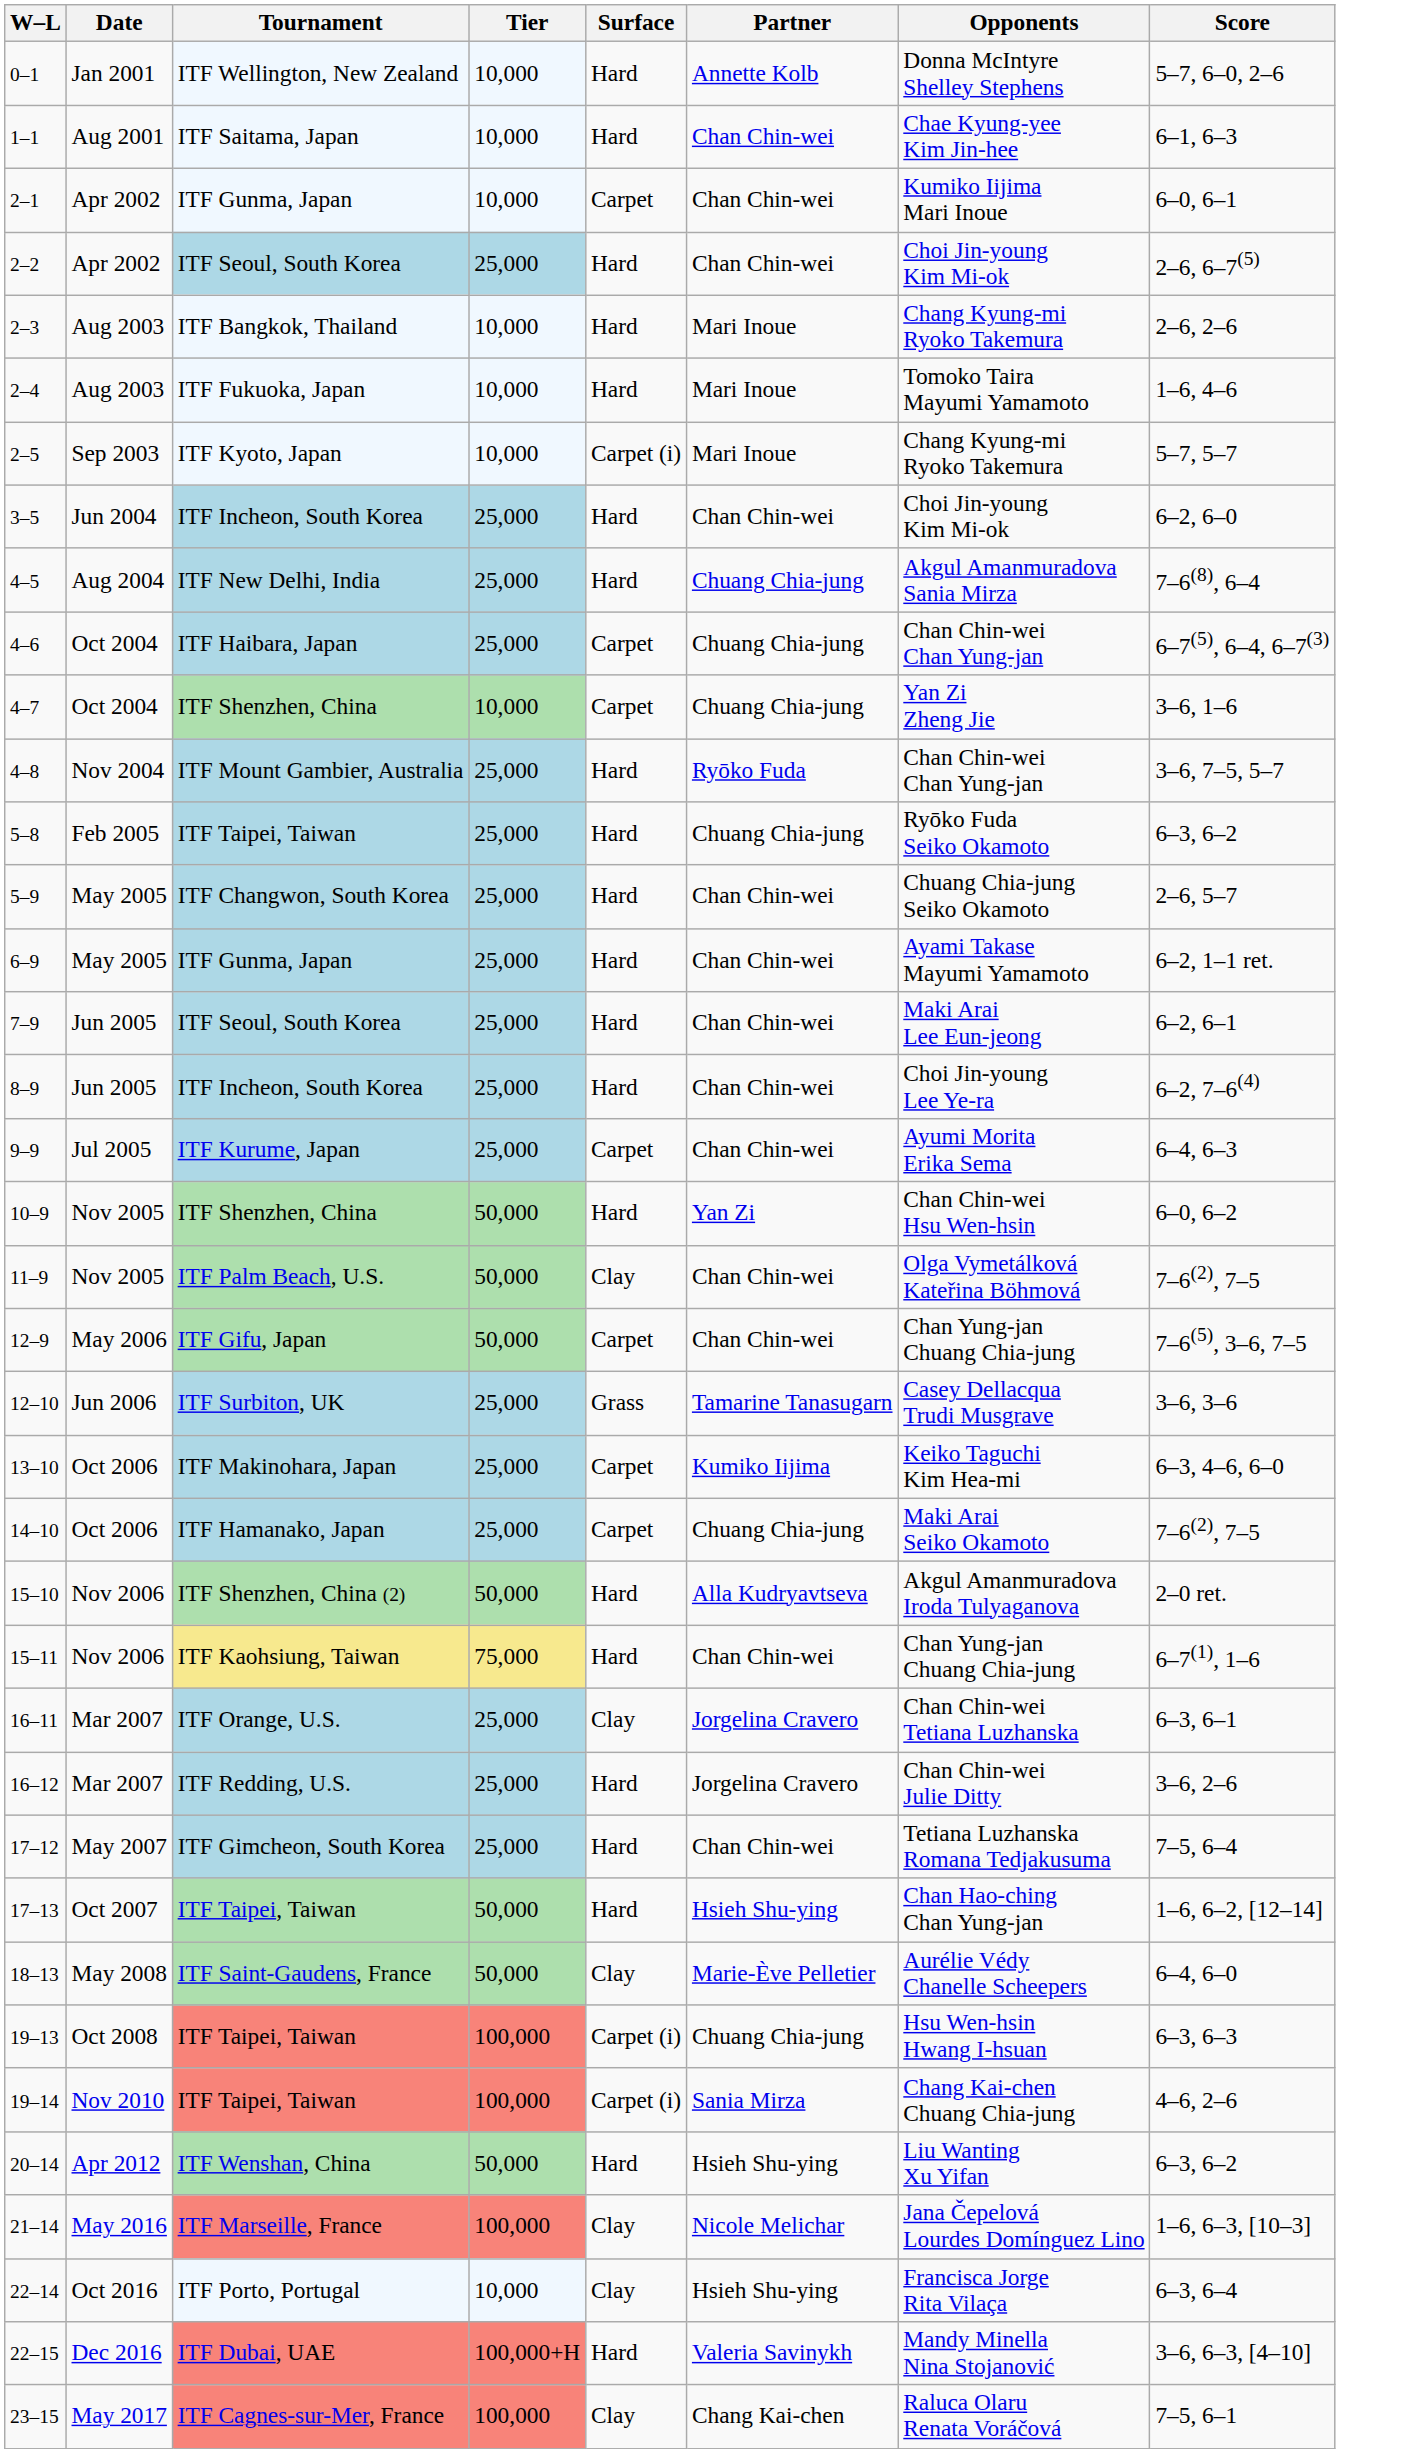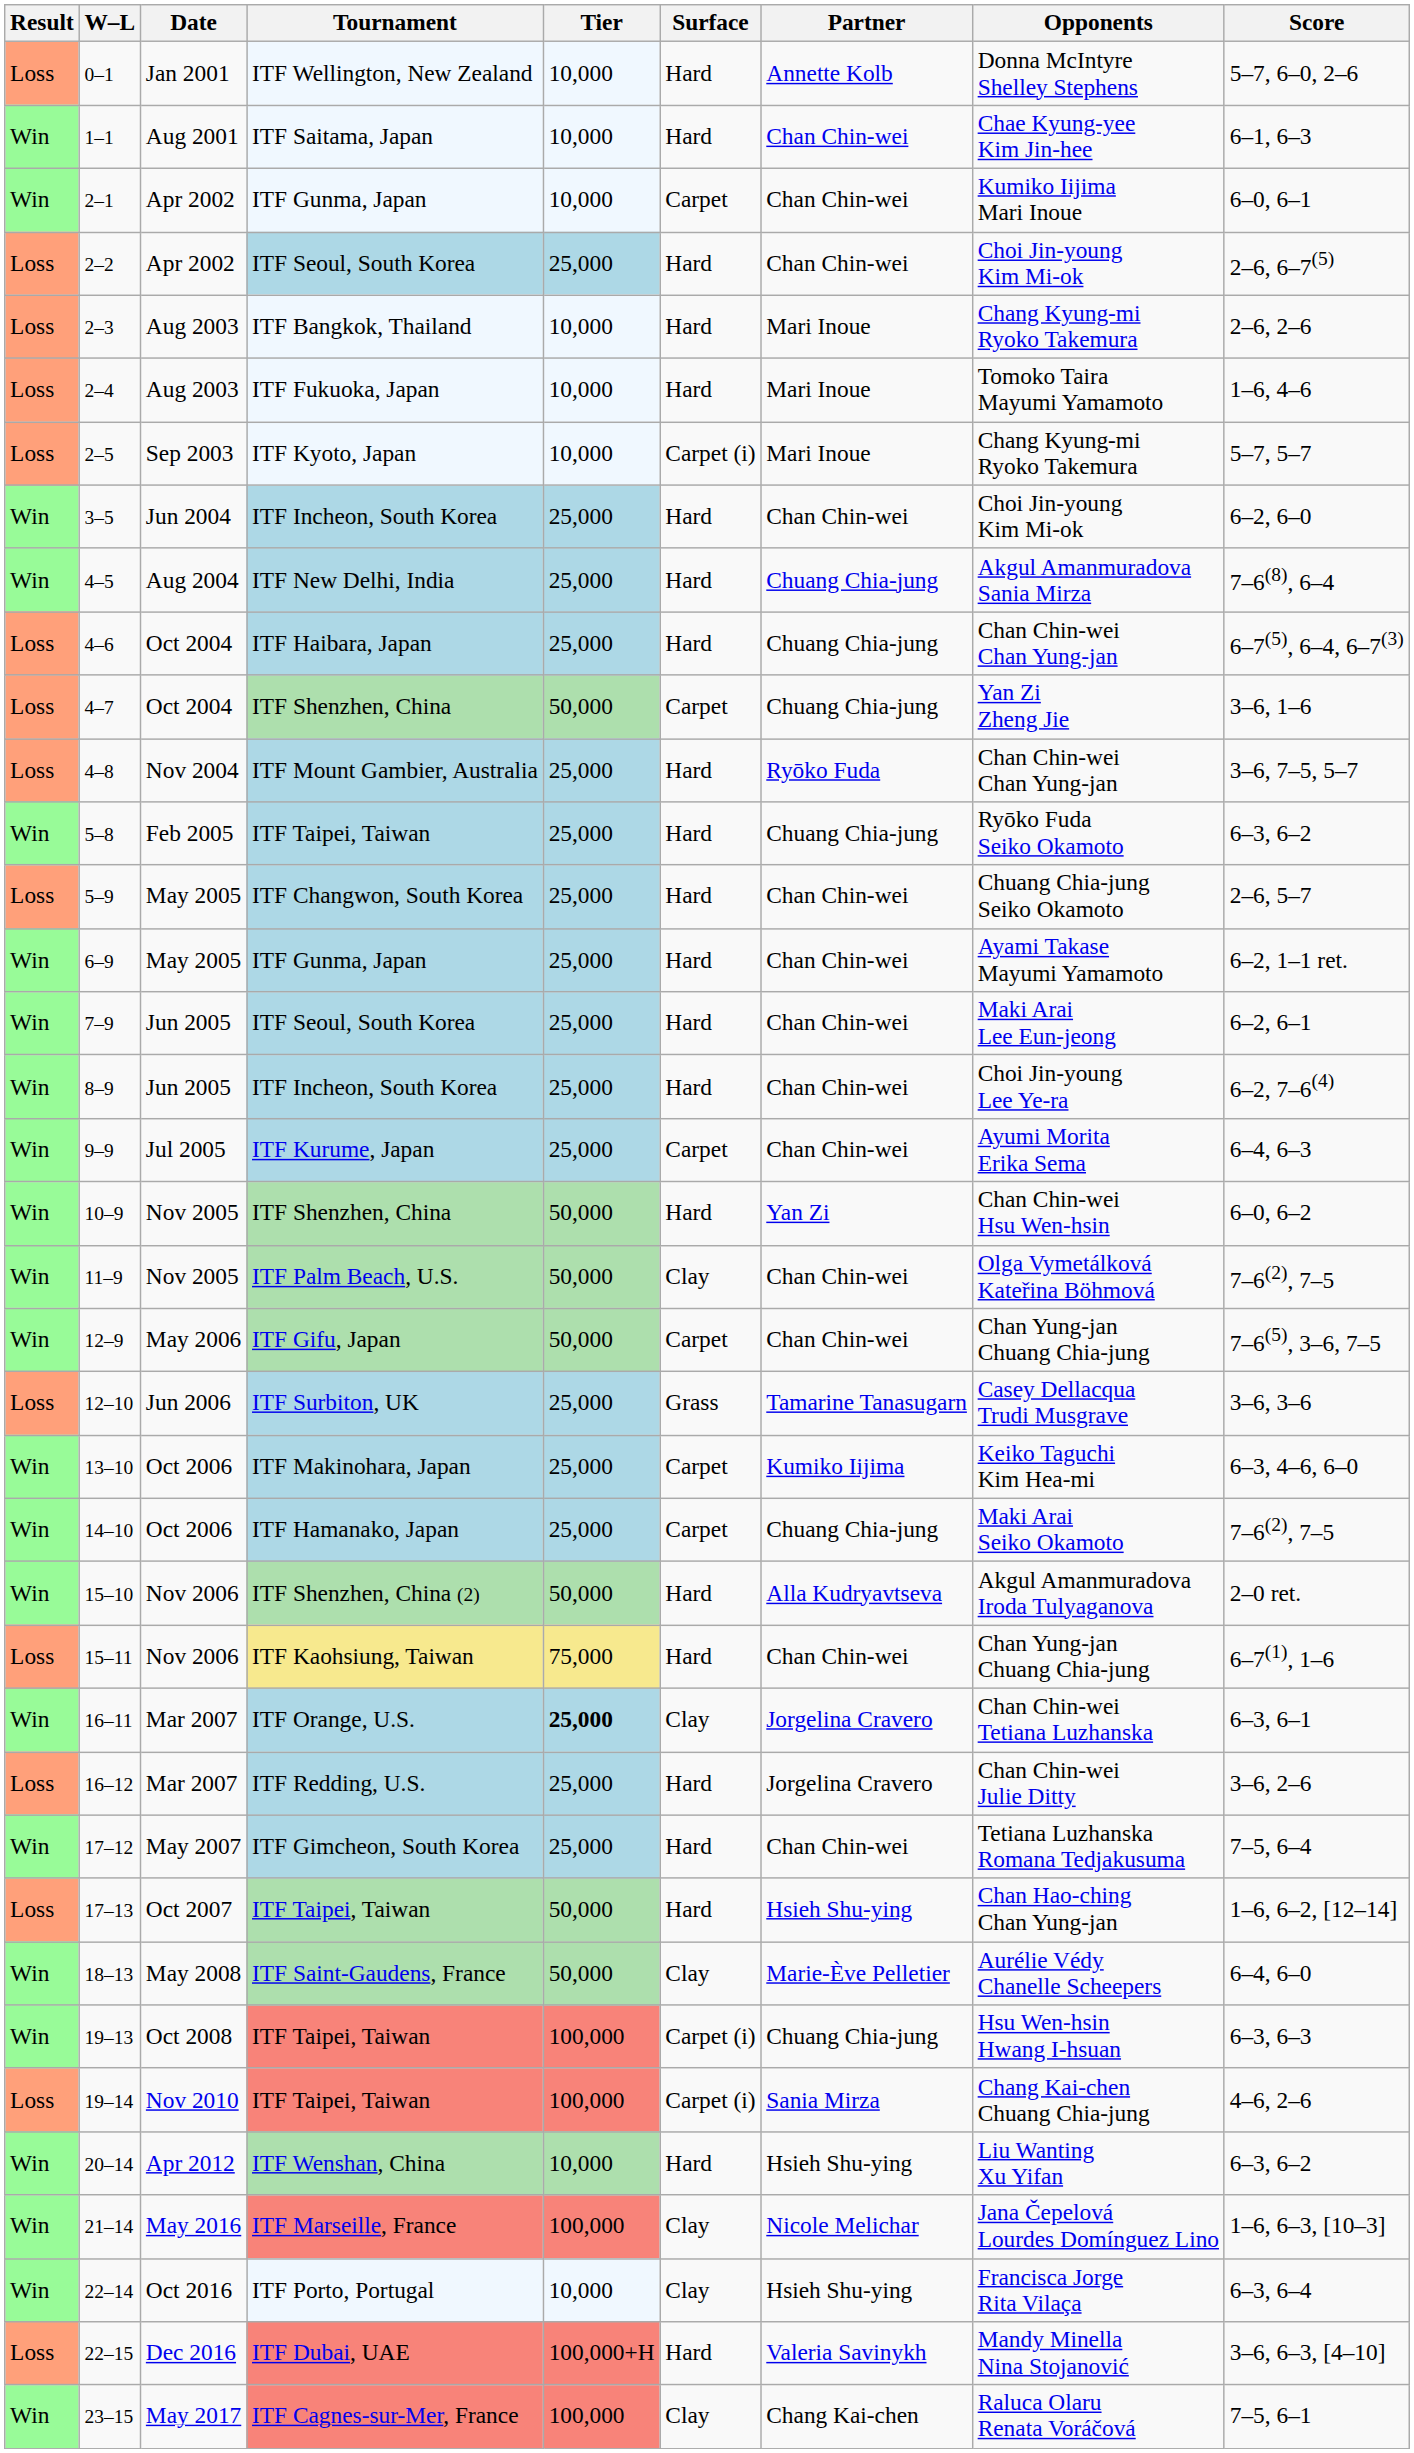+ column: (42, 23)
(622, 643) Carpet -> (689, 643) Hard
(506, 706) 10,000 -> (581, 706) 50,000
(506, 1719) normal -> (581, 1719) bold
(506, 2163) 50,000 -> (581, 2163) 10,000
